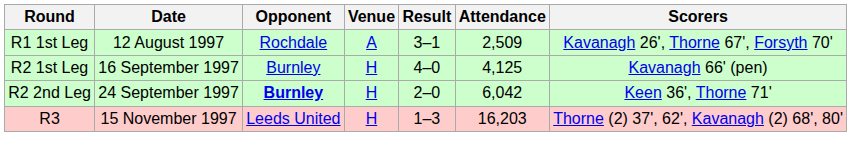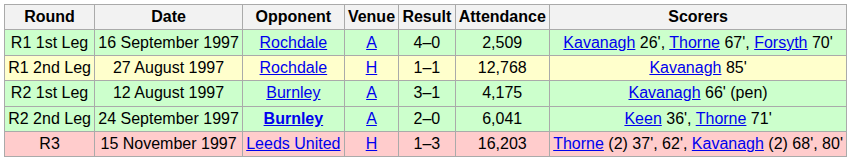(169, 42) 12 August 1997 -> (169, 42) 16 September 1997
(427, 42) 3–1 -> (427, 42) 4–0
+ row: (50, 67)
(169, 67) 16 September 1997 -> (169, 93) 12 August 1997
(371, 67) H -> (371, 93) A
(427, 67) 4–0 -> (427, 93) 3–1
(502, 67) 4,125 -> (502, 93) 4,175
(371, 93) H -> (371, 118) A
(502, 93) 6,042 -> (502, 118) 6,041
